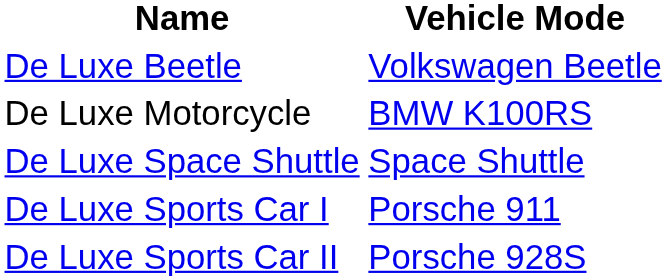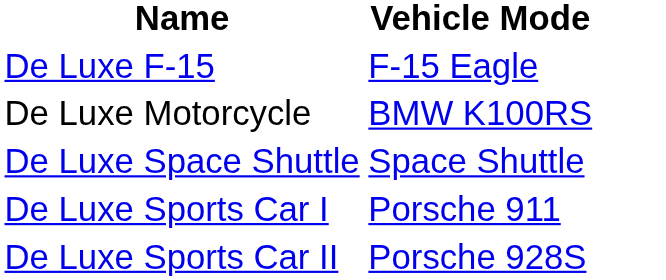- row: (123, 66)
+ row: (110, 66)
